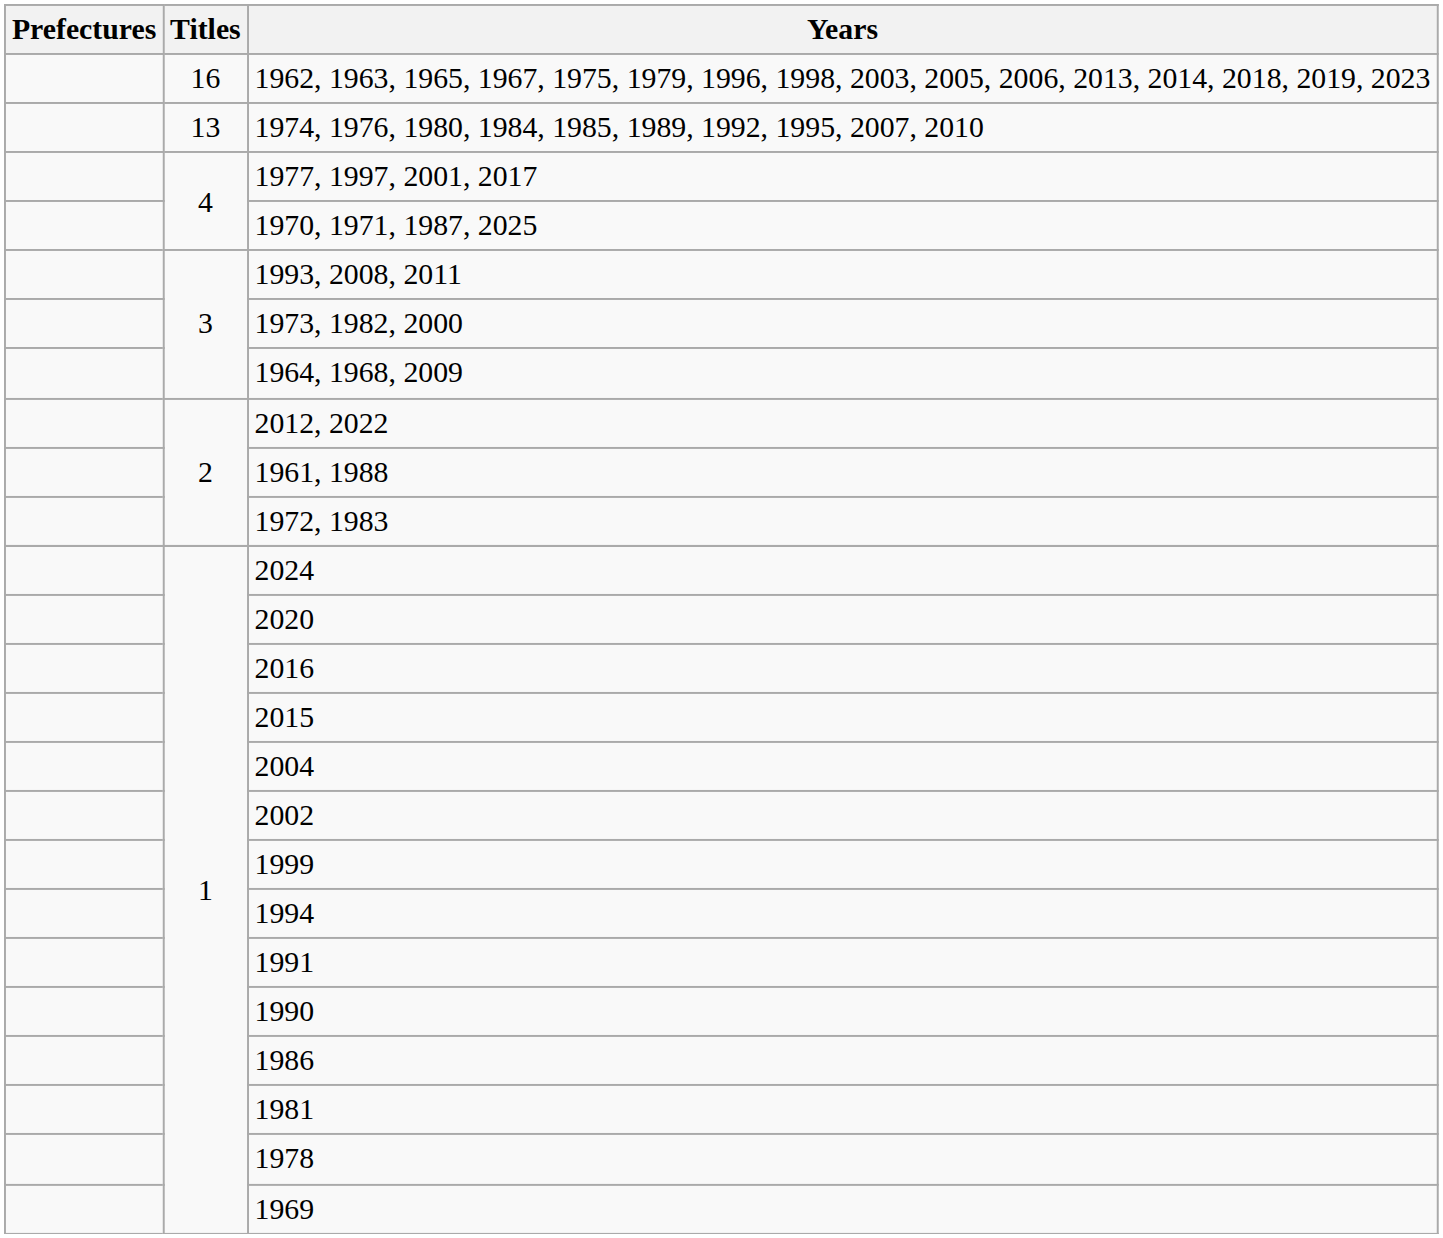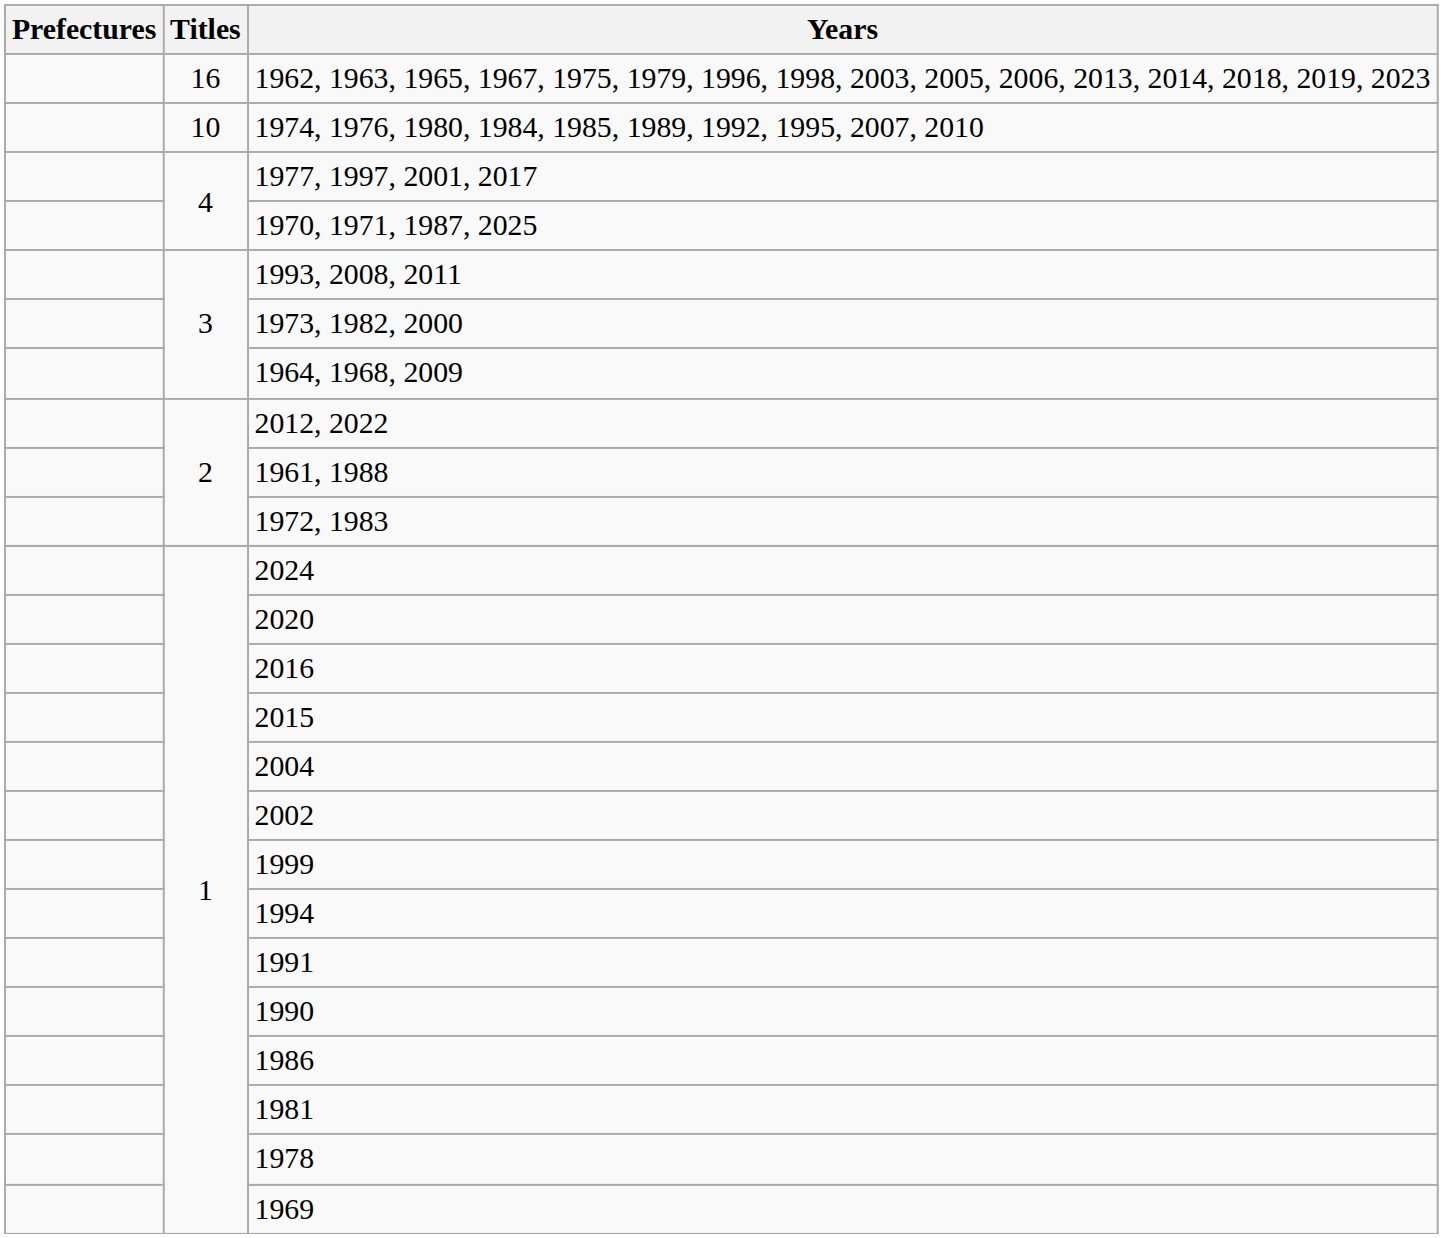(205, 127) 13 -> (205, 127) 10
